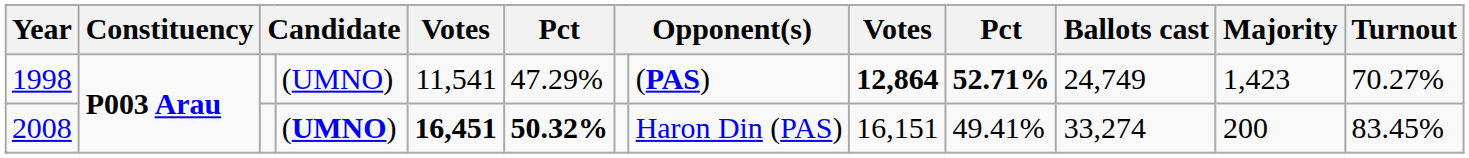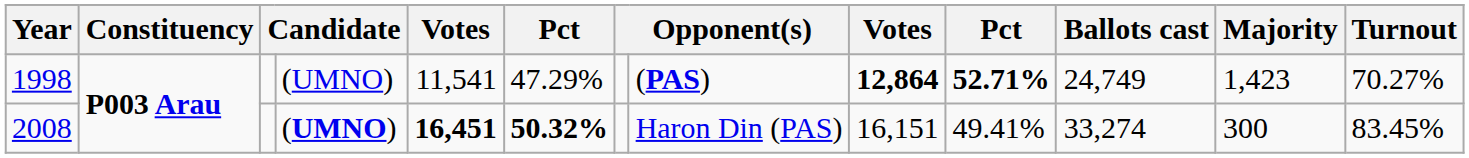(1245, 127) 200 -> (1245, 127) 300
